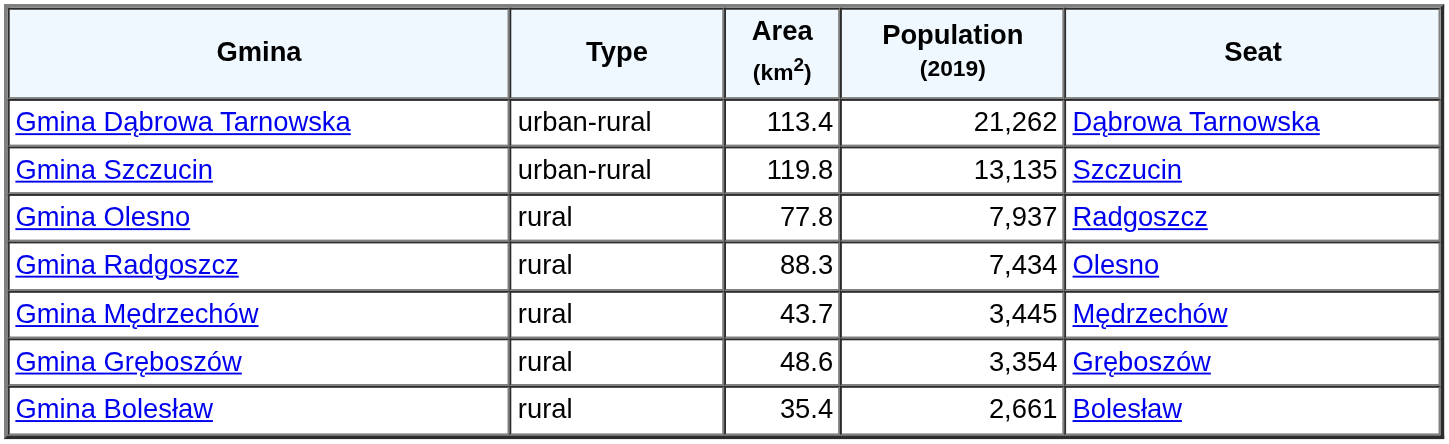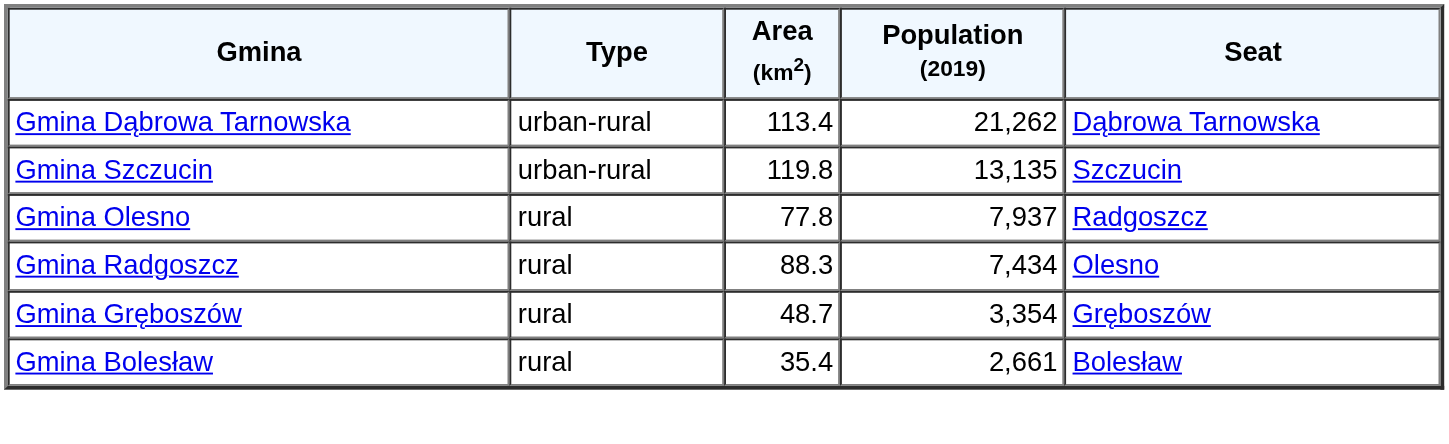- row: (137, 313)
(806, 361) 48.6 -> (806, 313) 48.7
